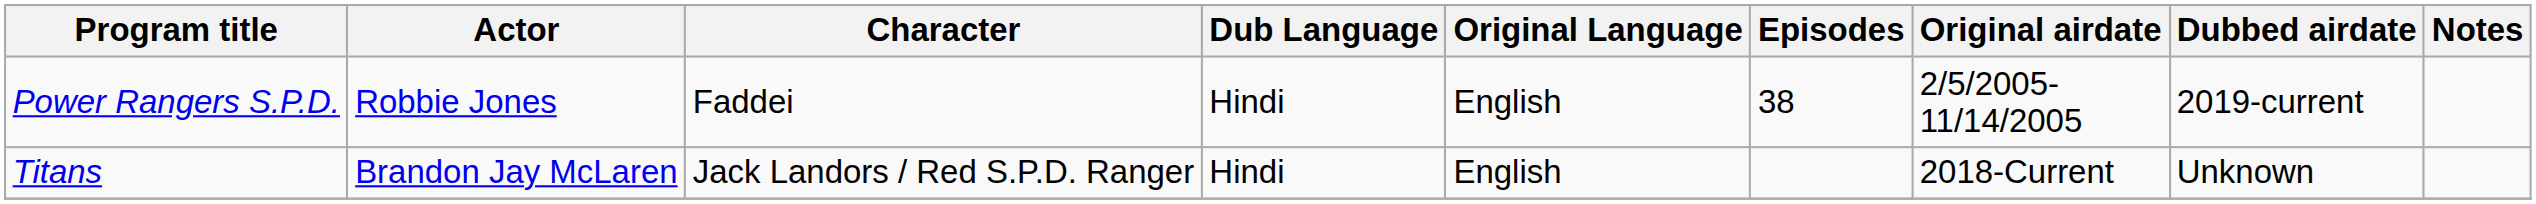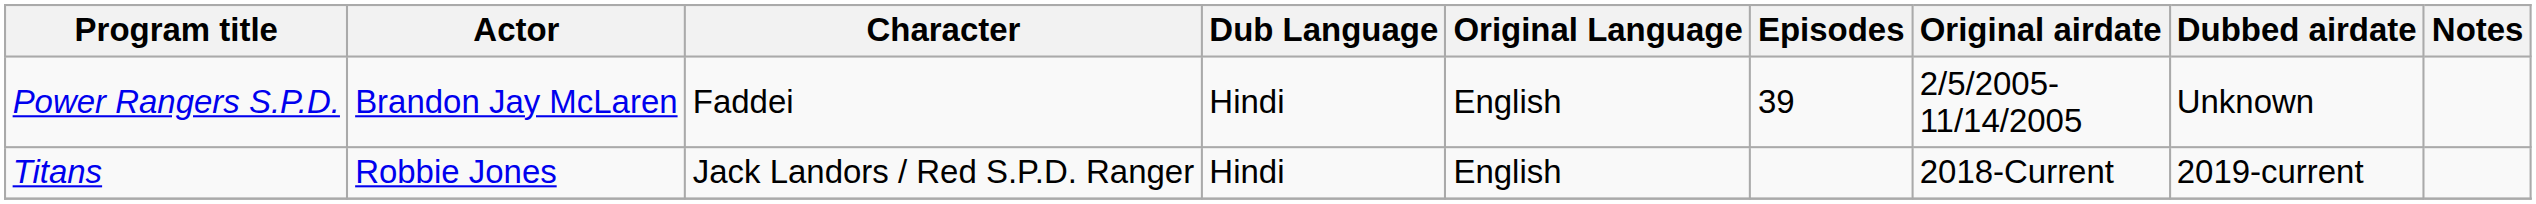(456, 101) Robbie Jones -> (516, 101) Brandon Jay McLaren
(1776, 101) 38 -> (1776, 101) 39
(2270, 101) 2019-current -> (2245, 101) Unknown
(516, 172) Brandon Jay McLaren -> (456, 172) Robbie Jones
(2245, 172) Unknown -> (2270, 172) 2019-current
